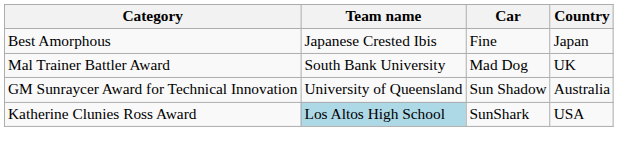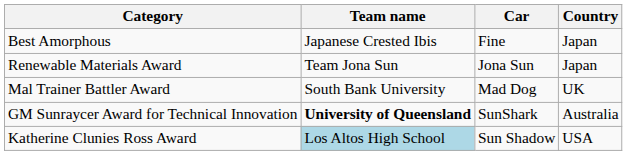+ row: (95, 65)
(383, 89) normal -> (388, 114) bold
(508, 89) Sun Shadow -> (508, 114) SunShark
(499, 114) SunShark -> (517, 138) Sun Shadow
